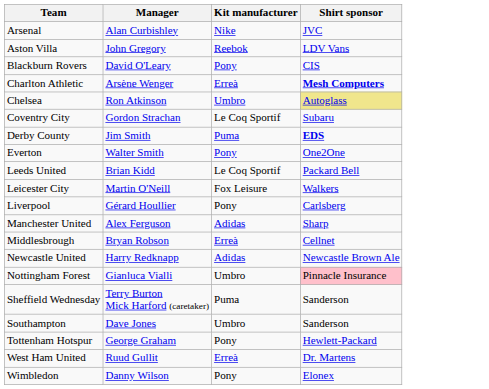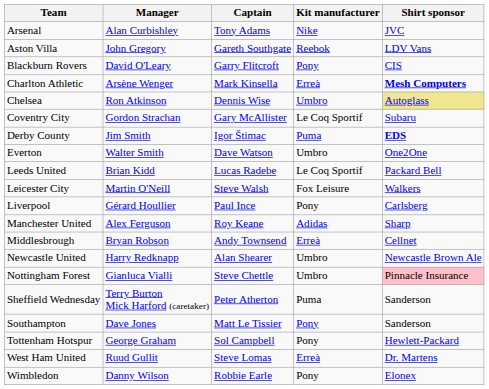+ column: (253, 13)
(225, 153) Pony -> (312, 153) Umbro
(230, 258) Adidas -> (312, 258) Umbro
(230, 323) Umbro -> (307, 323) Pony
